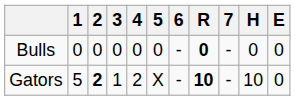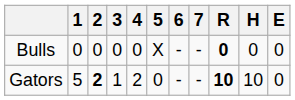columns swapped: (228, 20) <-> (204, 20)
(158, 50) 0 -> (158, 50) X
(158, 80) X -> (158, 80) 0
